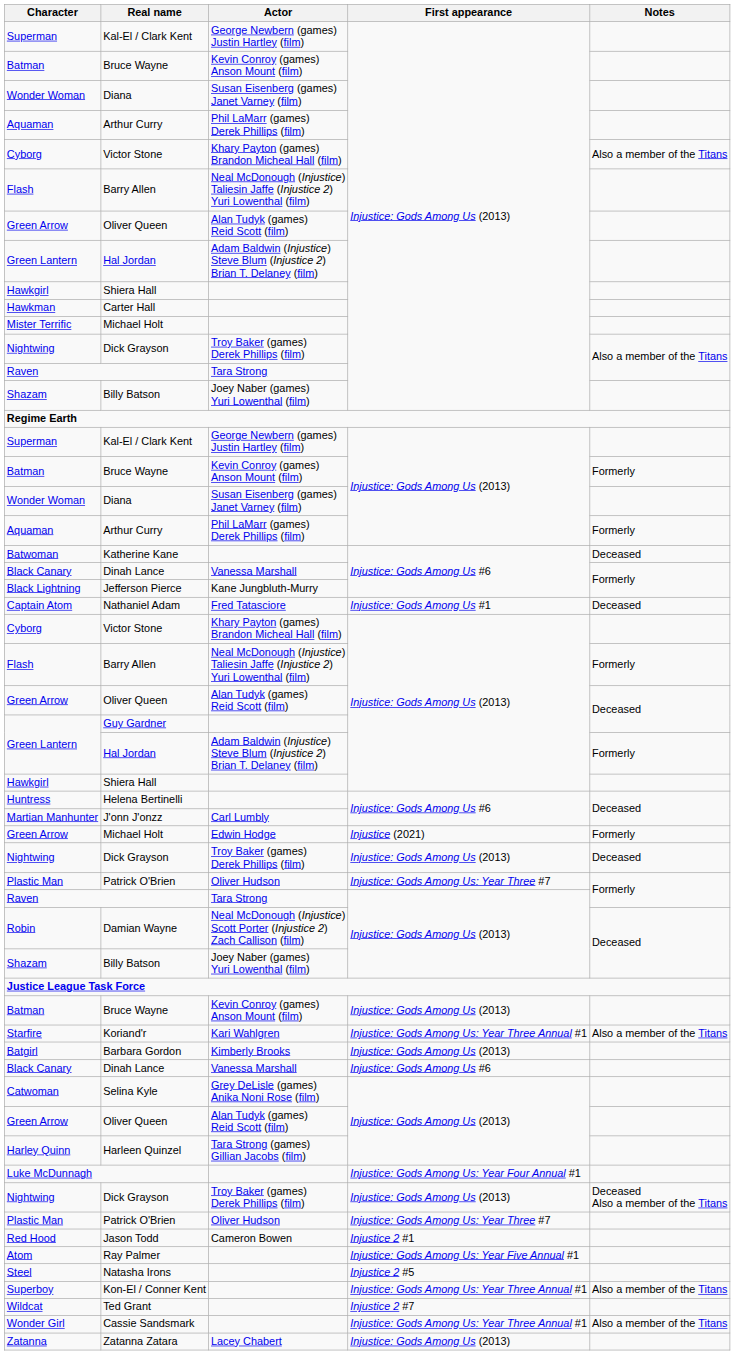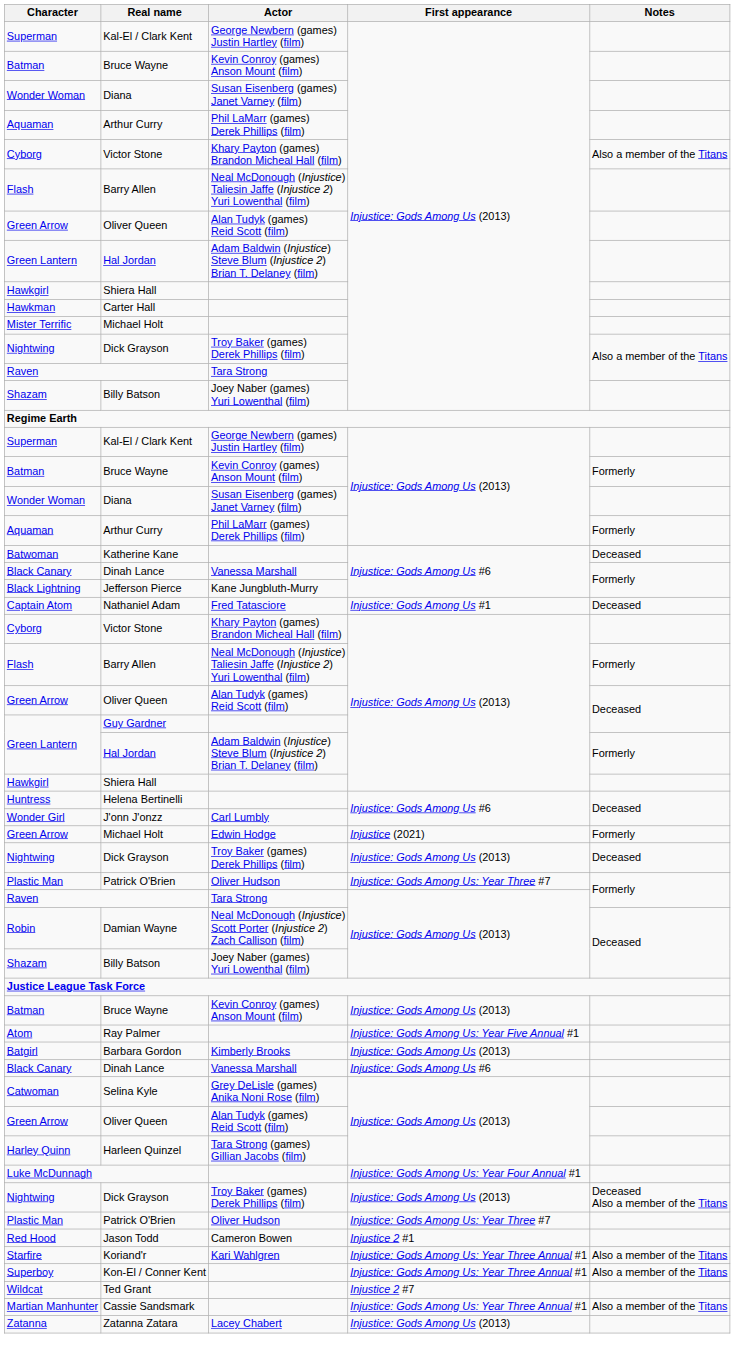(53, 817) Martian Manhunter -> (36, 817) Wonder Girl
rows swapped: (132, 1255) <-> (125, 1033)
- row: (137, 1272)
(36, 1324) Wonder Girl -> (53, 1307) Martian Manhunter
